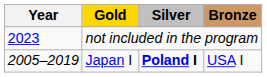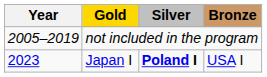(24, 38) 2023 -> (43, 38) 2005–2019
(43, 60) 2005–2019 -> (24, 60) 2023
